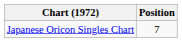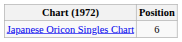(157, 29) 7 -> (157, 29) 6
